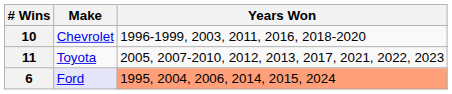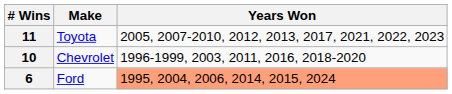rows swapped: (29, 58) <-> (29, 36)
(70, 79) lavender background -> (70, 79) no background
